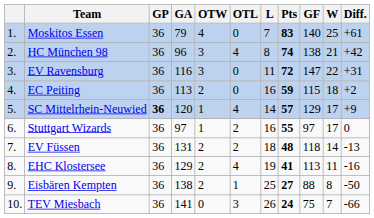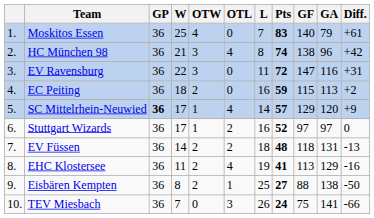columns swapped: (332, 14) <-> (183, 14)
(287, 128) 55 -> (281, 128) 52
